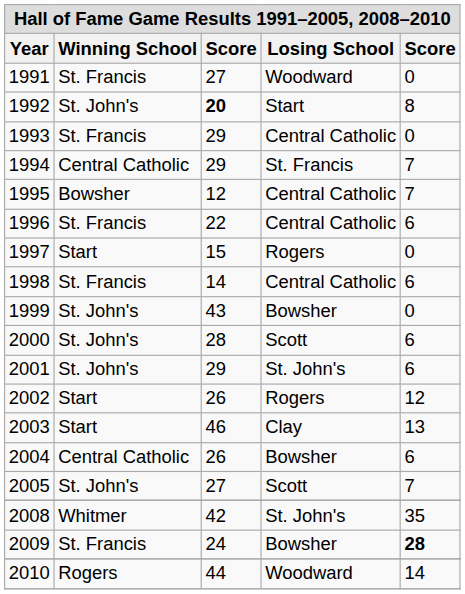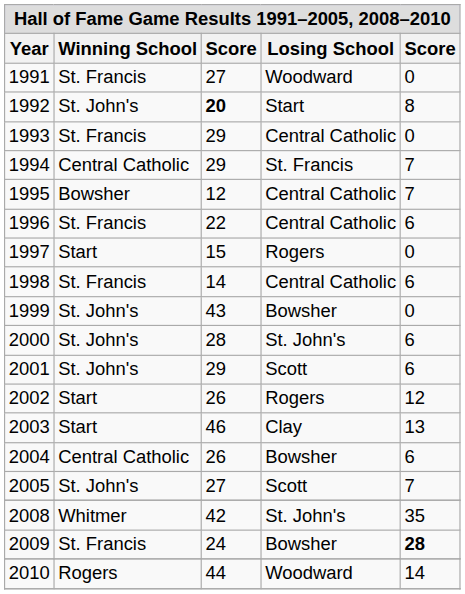(286, 340) Scott -> (305, 340) St. John's
(305, 369) St. John's -> (286, 369) Scott
